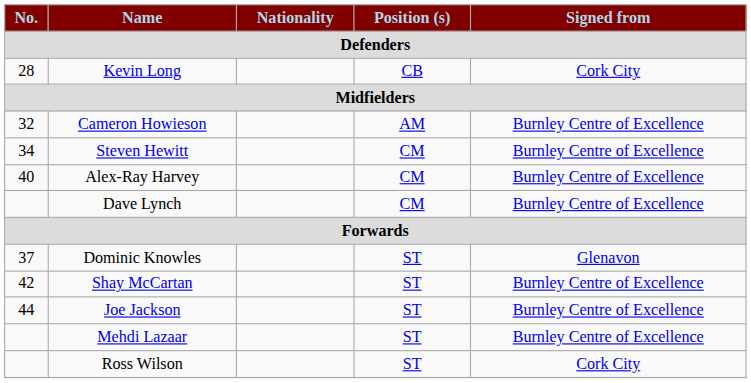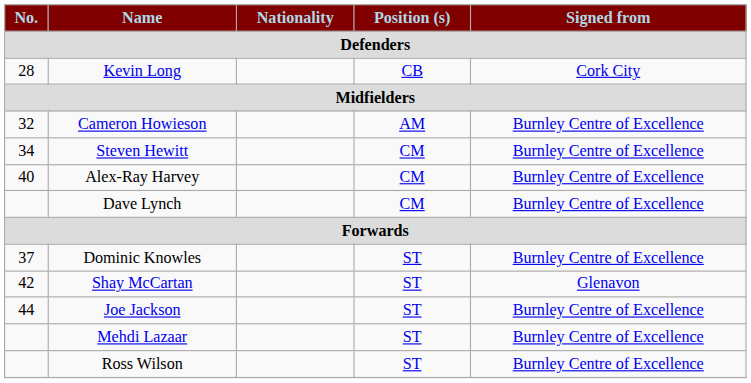(608, 257) Glenavon -> (608, 257) Burnley Centre of Excellence
(608, 284) Burnley Centre of Excellence -> (608, 284) Glenavon
(608, 363) Cork City -> (608, 363) Burnley Centre of Excellence
